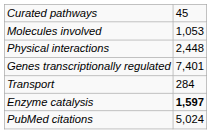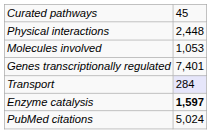rows swapped: (54, 31) <-> (58, 48)
(185, 84) no background -> (185, 84) lavender background
